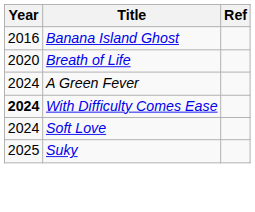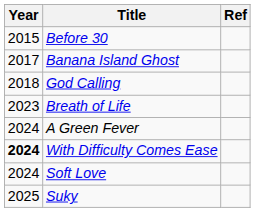+ row: (77, 38)
(24, 38) 2016 -> (24, 60) 2017
+ row: (83, 83)
(24, 60) 2020 -> (24, 106) 2023
